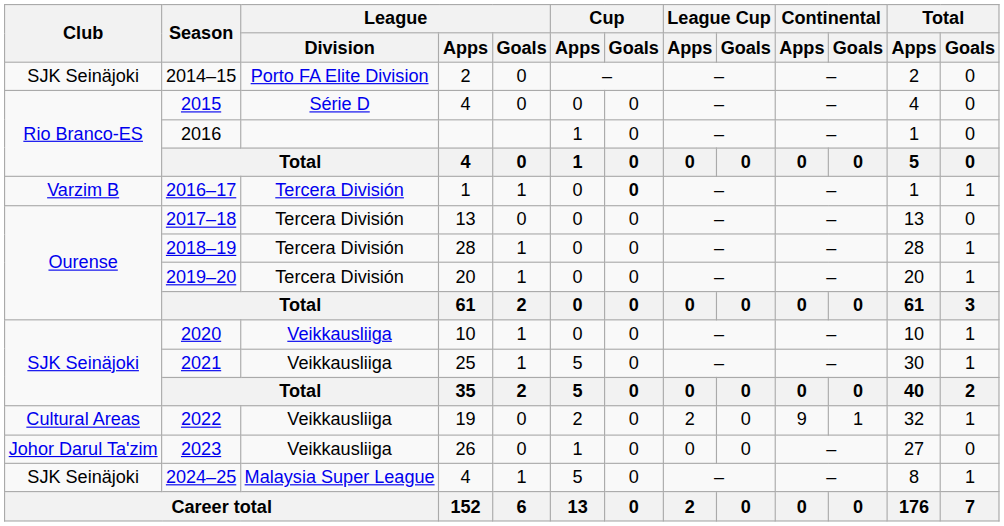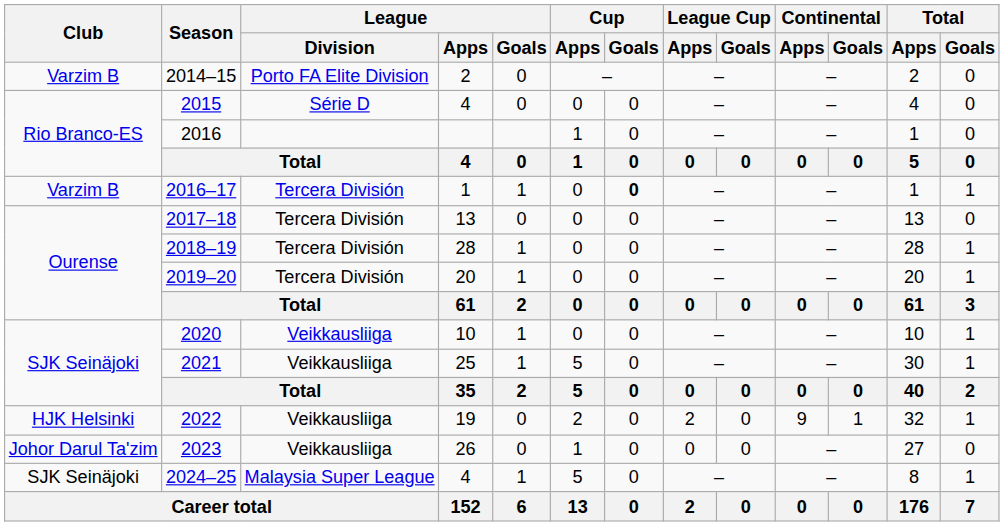(83, 76) SJK Seinäjoki -> (83, 76) Varzim B
(83, 420) Cultural Areas -> (83, 420) HJK Helsinki
